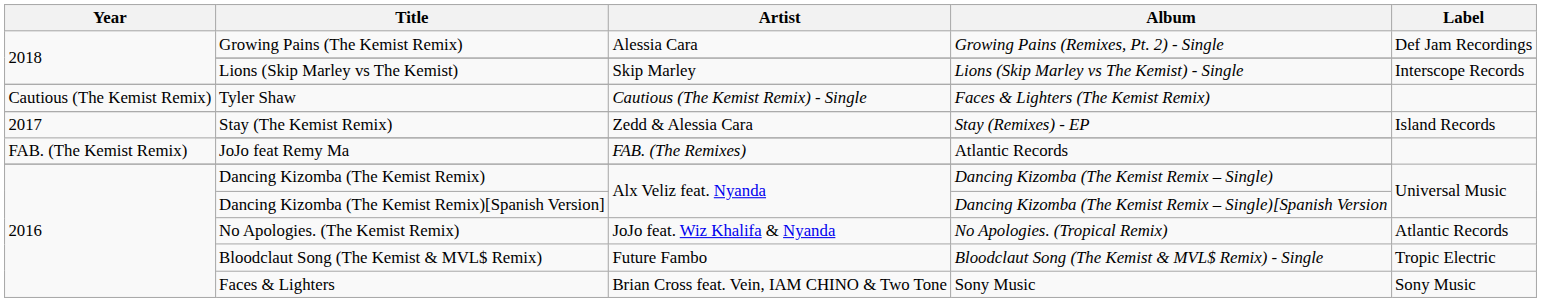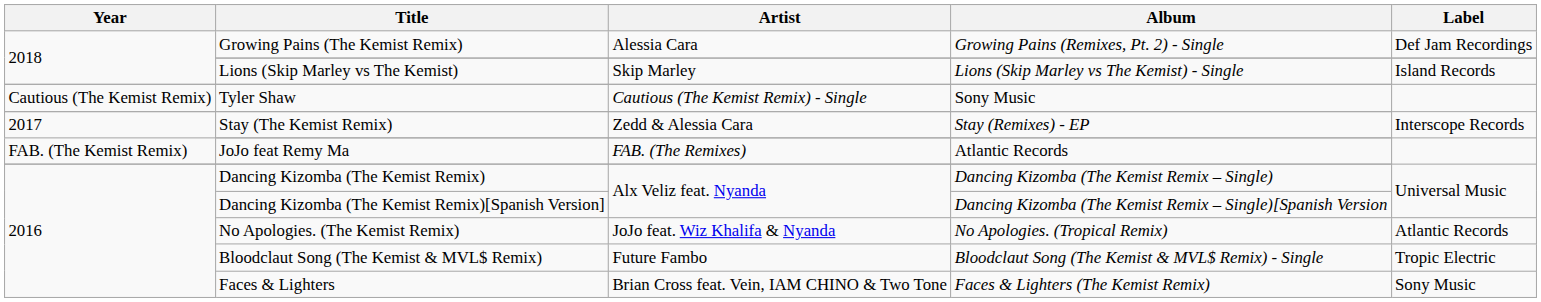(1460, 71) Interscope Records -> (1445, 71) Island Records
(1082, 97) Faces & Lighters (The Kemist Remix) -> (995, 97) Sony Music
(1445, 124) Island Records -> (1460, 124) Interscope Records
(995, 284) Sony Music -> (1082, 284) Faces & Lighters (The Kemist Remix)
